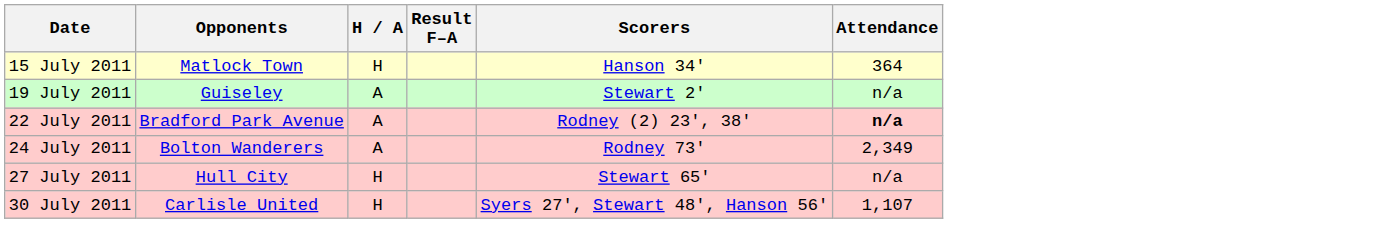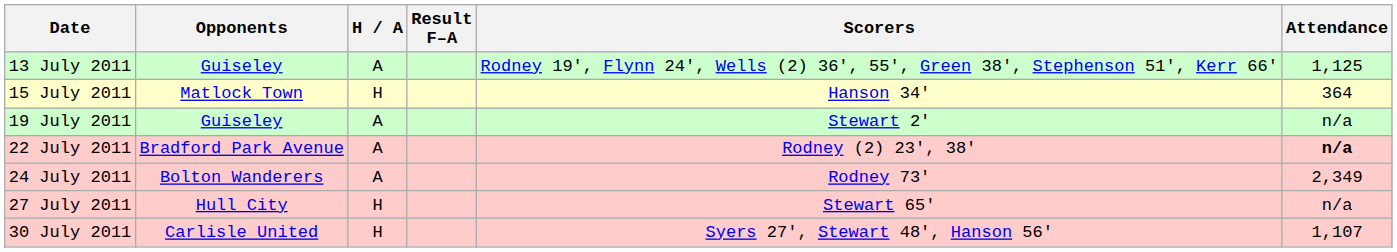+ row: (70, 66)
